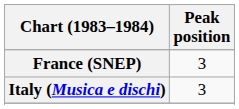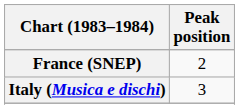(202, 63) 3 -> (202, 63) 2
